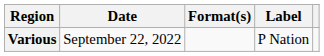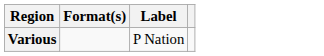- column: (122, 16)
